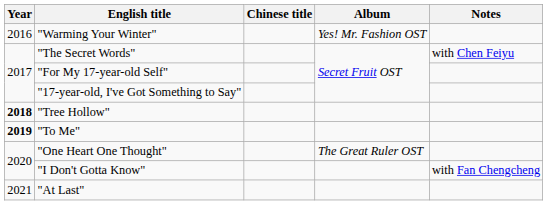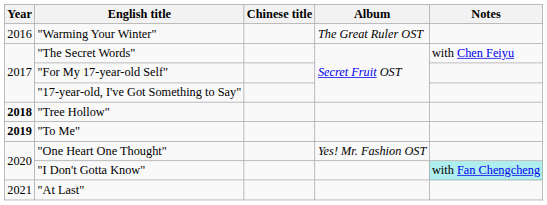(372, 33) Yes! Mr. Fashion OST -> (371, 33) The Great Ruler OST
(371, 151) The Great Ruler OST -> (372, 151) Yes! Mr. Fashion OST
(486, 170) no background -> (486, 170) paleturquoise background
